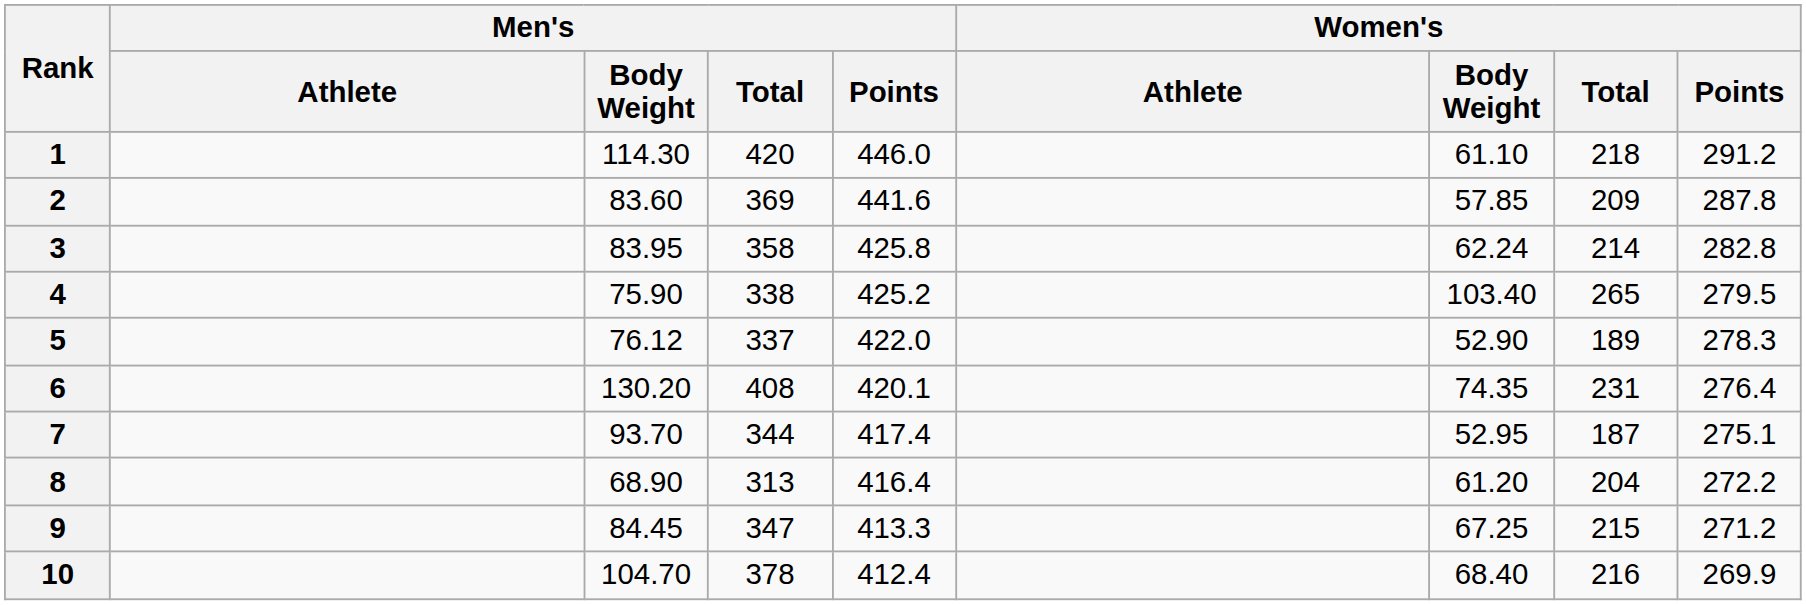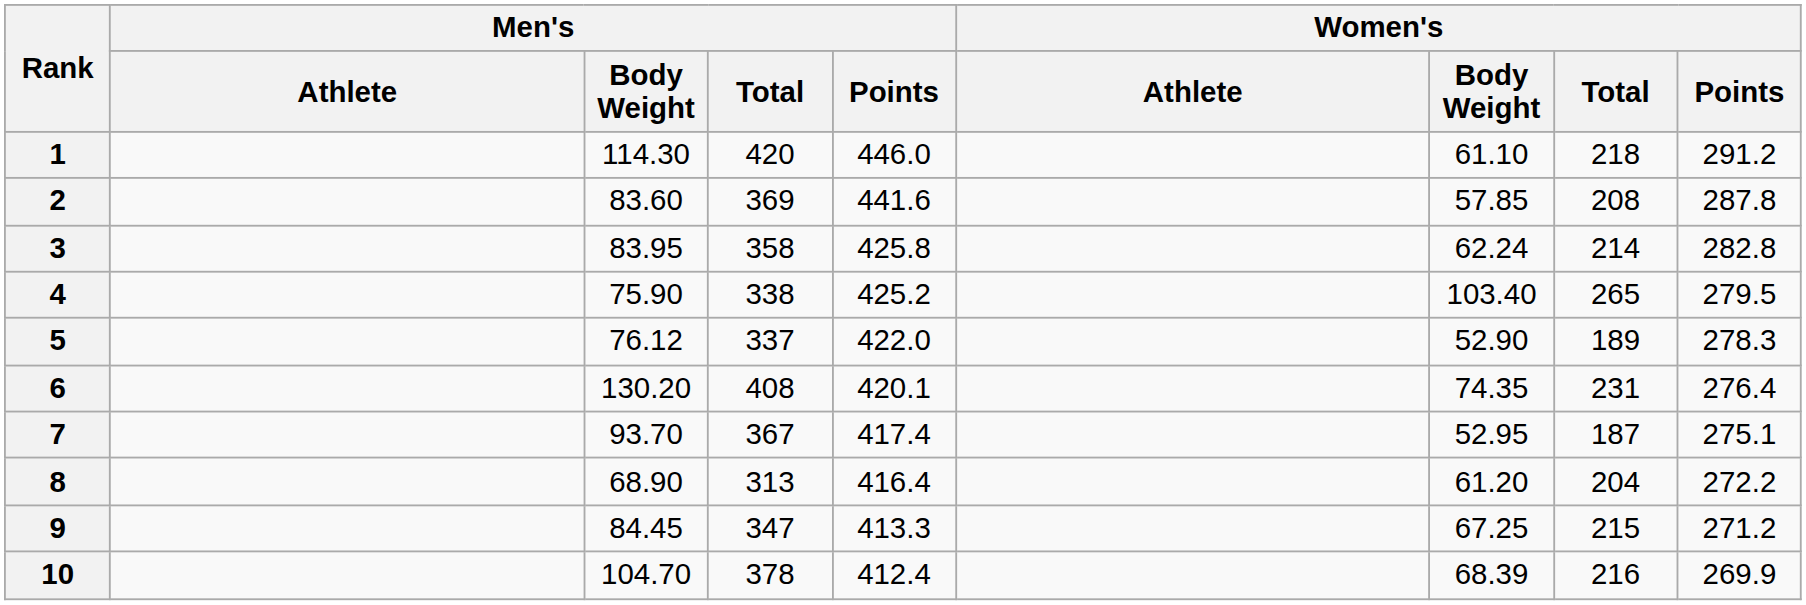(1615, 201) 209 -> (1615, 201) 208
(770, 434) 344 -> (770, 434) 367
(1492, 574) 68.40 -> (1492, 574) 68.39
